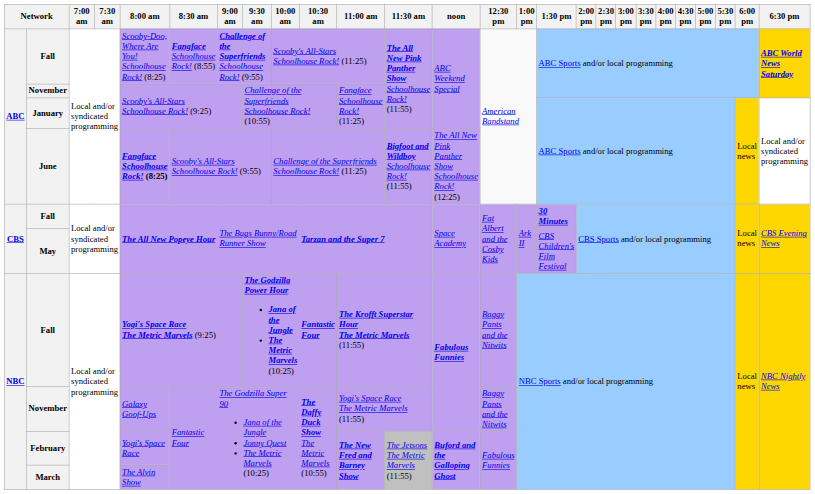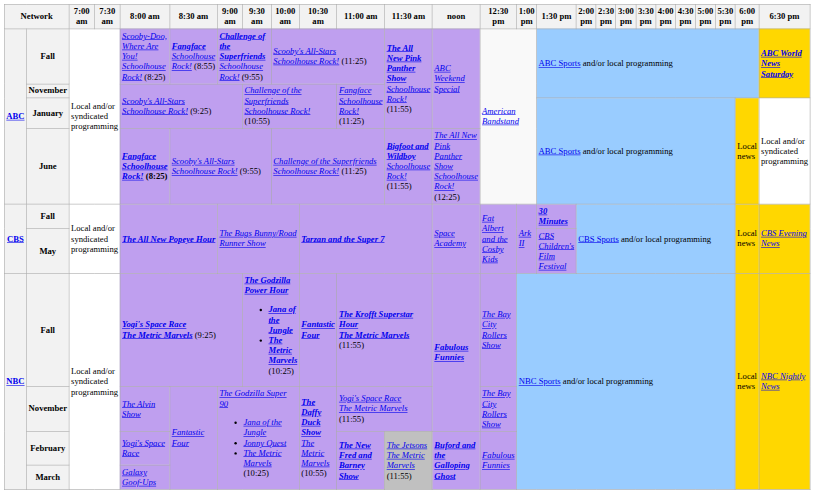(495, 330) Baggy Pants and the Nitwits -> (496, 330) The Bay City Rollers Show
(139, 409) Galaxy Goof-Ups -> (139, 409) The Alvin Show
(495, 409) Baggy Pants and the Nitwits -> (496, 409) The Bay City Rollers Show
(139, 477) The Alvin Show -> (139, 477) Galaxy Goof-Ups
